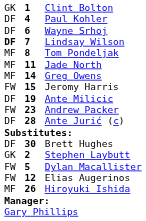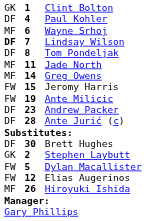(10, 30) DF -> (10, 30) MF
(10, 53) MF -> (10, 53) DF
(10, 98) DF -> (10, 98) FW
(10, 110) FW -> (10, 110) DF
